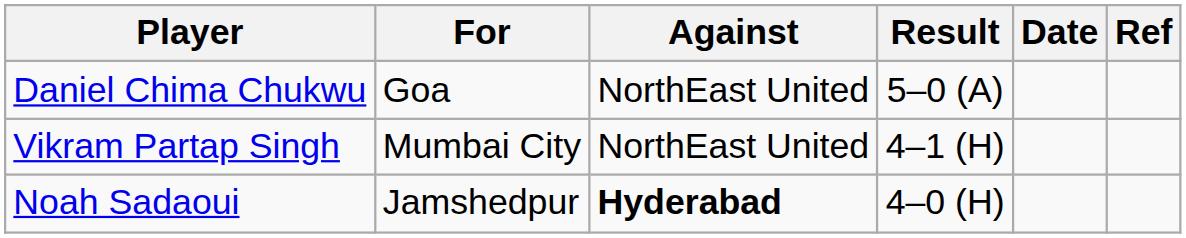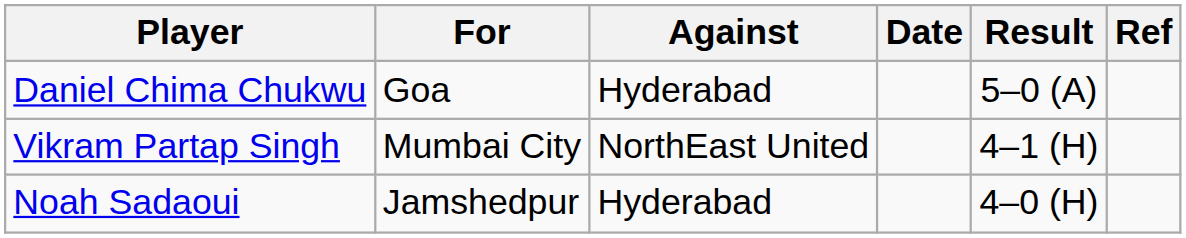columns swapped: (945, 32) <-> (1060, 32)
(733, 89) NorthEast United -> (685, 89) Hyderabad
(690, 202) bold -> (685, 202) normal
